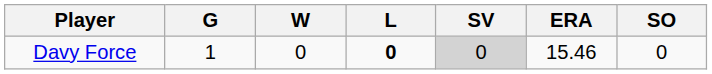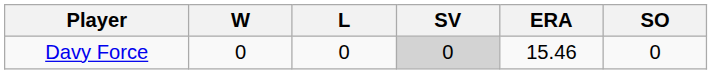- column: (210, 20)
(391, 52) bold -> (344, 52) normal
